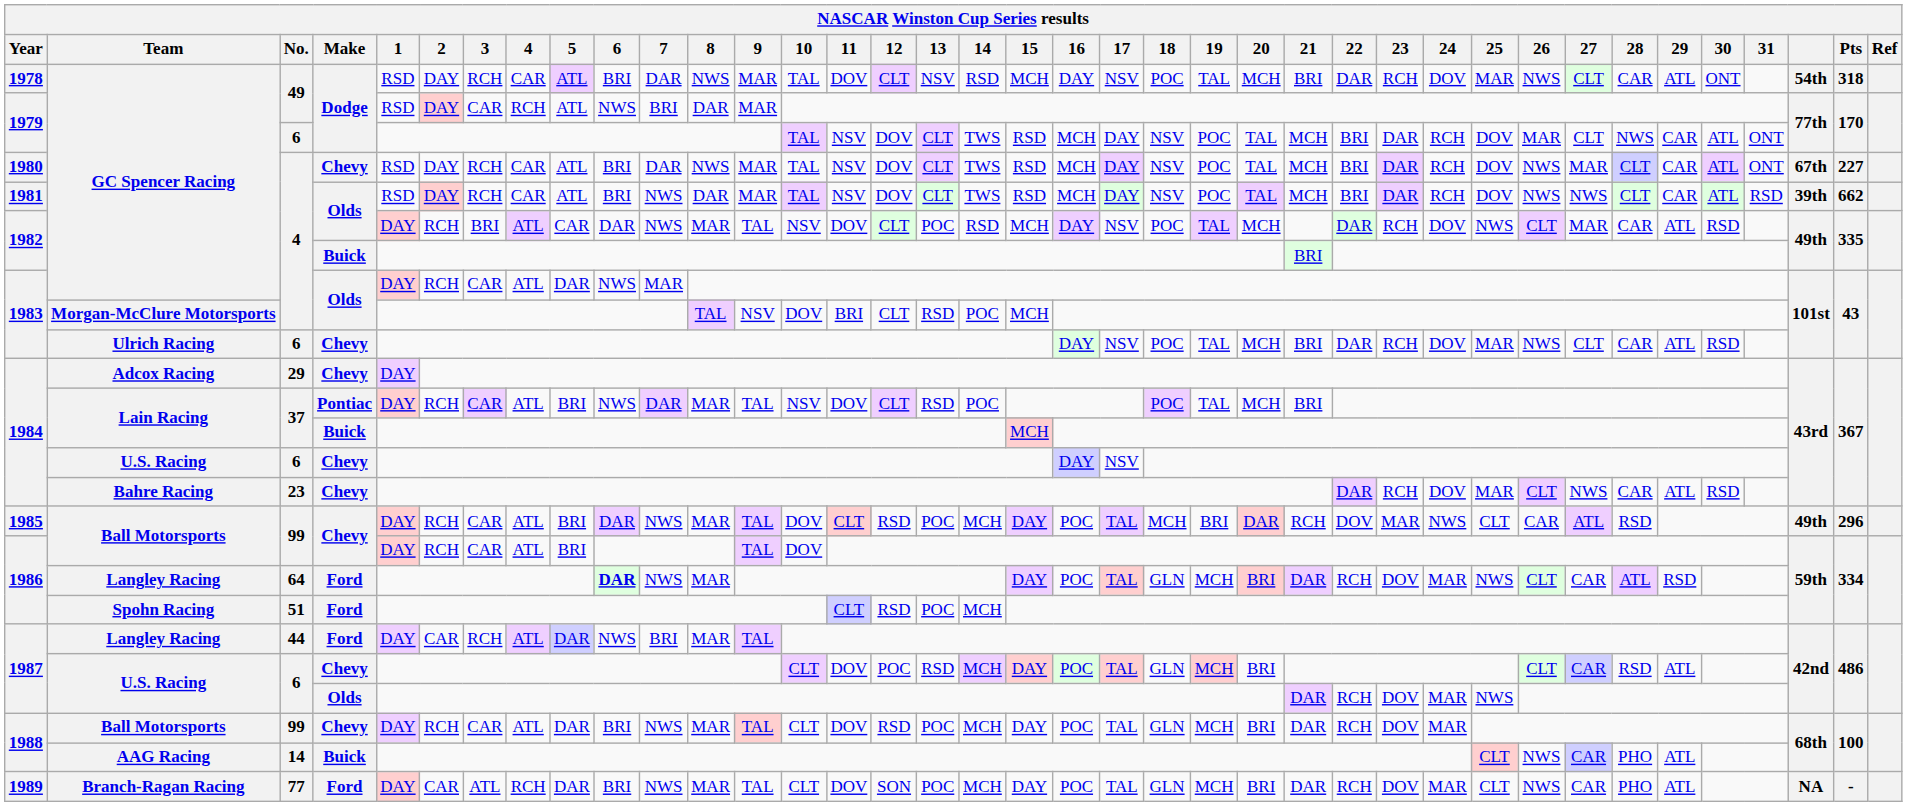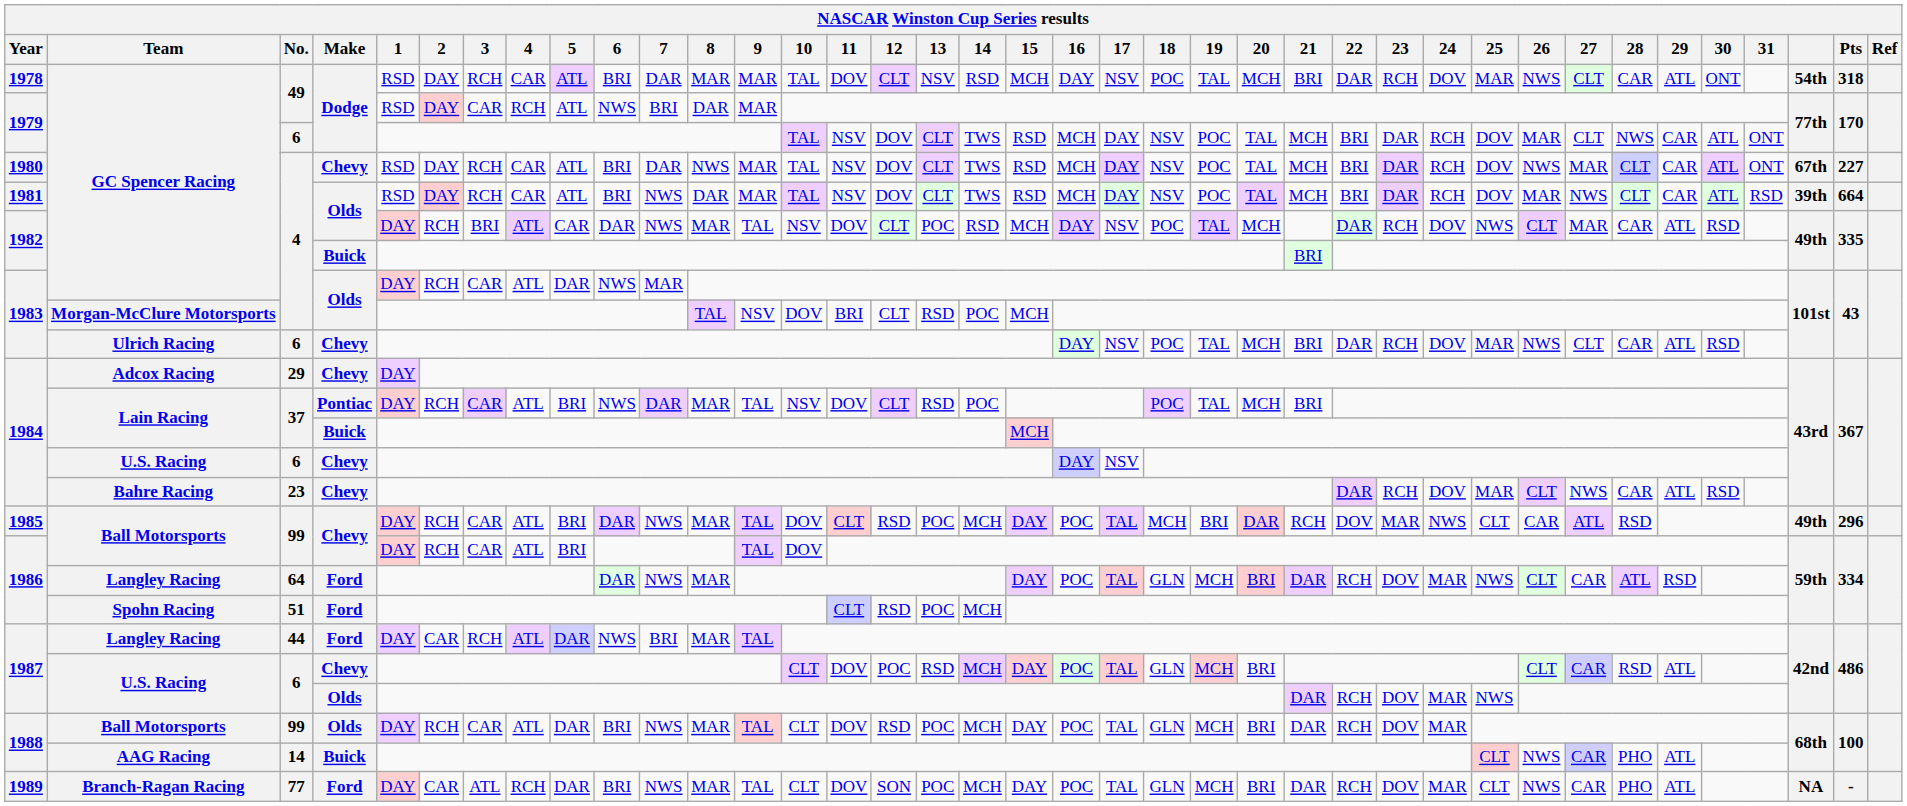(711, 78) NWS -> (711, 78) MAR
(1541, 196) NWS -> (1541, 196) MAR
(1851, 196) 662 -> (1851, 196) 664
(617, 579) bold -> (617, 579) normal
(345, 727) Chevy -> (345, 727) Olds
